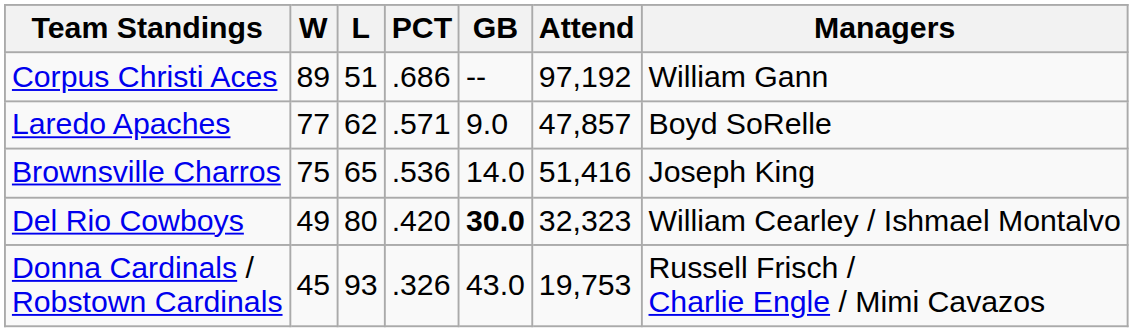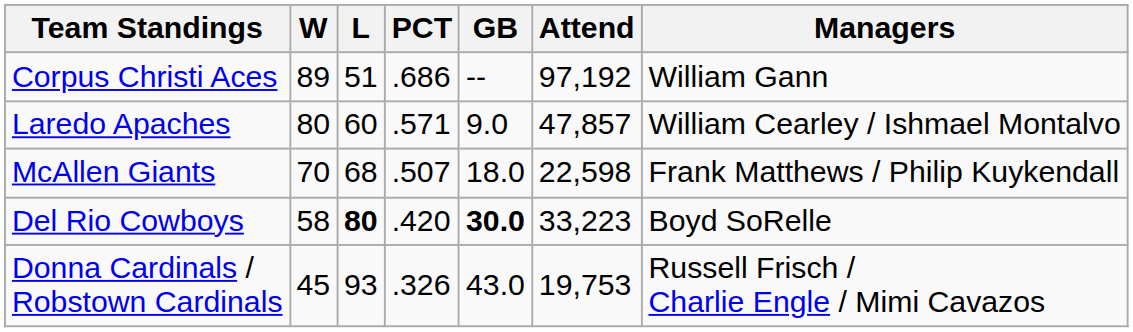(313, 124) 77 -> (313, 124) 80
(361, 124) 62 -> (361, 124) 60
(740, 124) Boyd SoRelle -> (885, 124) William Cearley / Ishmael Montalvo
- row: (146, 172)
+ row: (114, 172)
(313, 220) 49 -> (313, 220) 58
(361, 220) normal -> (361, 220) bold
(585, 220) 32,323 -> (585, 220) 33,223
(885, 220) William Cearley / Ishmael Montalvo -> (740, 220) Boyd SoRelle
